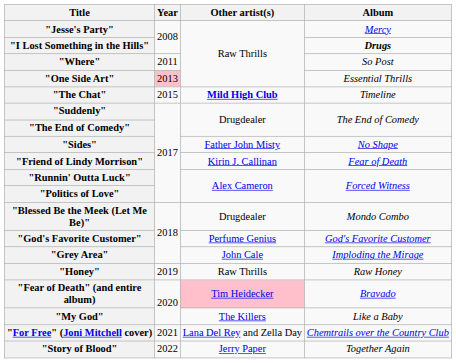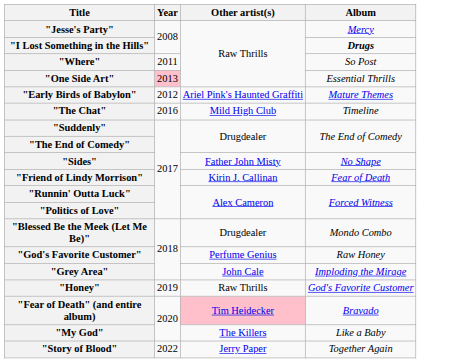+ row: (80, 95)
(168, 95) 2015 -> (168, 111) 2016
(242, 95) bold -> (243, 111) normal
(378, 238) God's Favorite Customer -> (361, 255) Raw Honey
(378, 271) Raw Honey -> (361, 288) God's Favorite Customer
- row: (80, 333)
